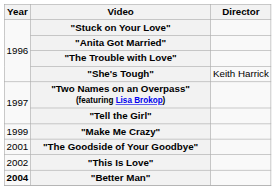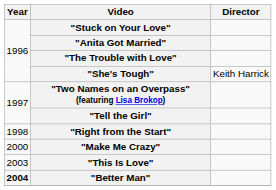+ row: (121, 131)
(17, 131) 1999 -> (17, 147) 2000
- row: (121, 147)
(17, 162) 2002 -> (17, 162) 2003
